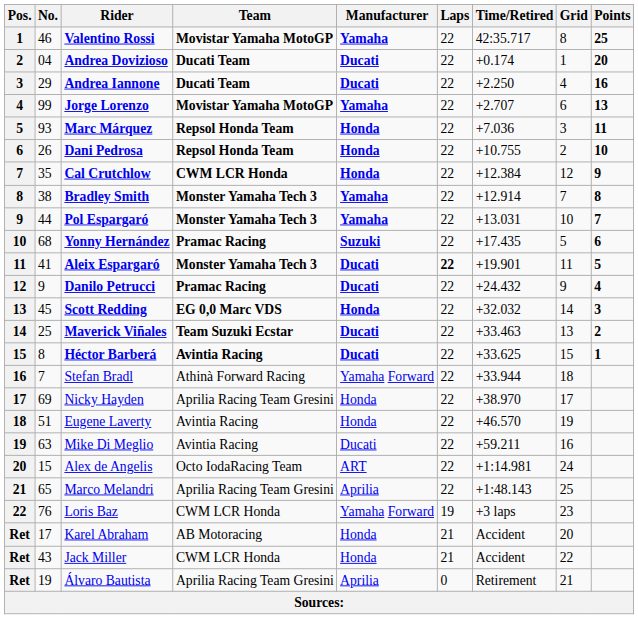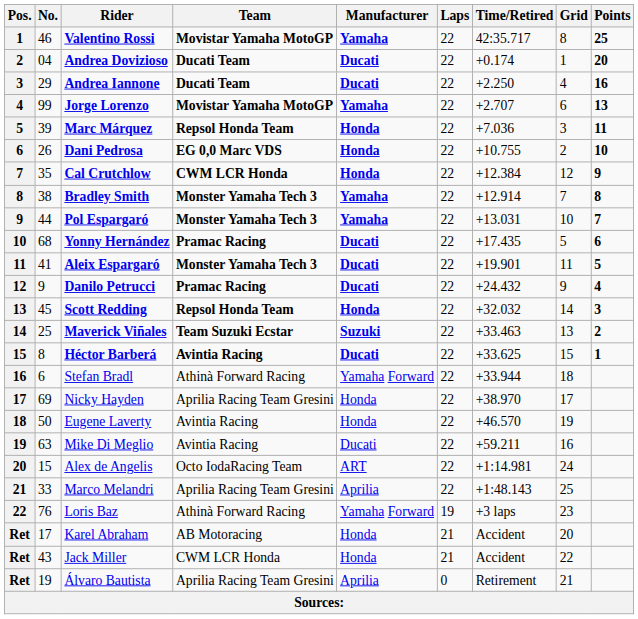(45, 128) 93 -> (45, 128) 39
(235, 151) Repsol Honda Team -> (229, 151) EG 0,0 Marc VDS
(360, 241) Suzuki -> (359, 241) Ducati
(447, 264) bold -> (447, 264) normal
(229, 309) EG 0,0 Marc VDS -> (235, 309) Repsol Honda Team
(359, 331) Ducati -> (360, 331) Suzuki
(41, 376) 7 -> (41, 376) 6
(45, 421) 51 -> (45, 421) 50
(45, 489) 65 -> (45, 489) 33
(228, 512) CWM LCR Honda -> (240, 512) Athinà Forward Racing
